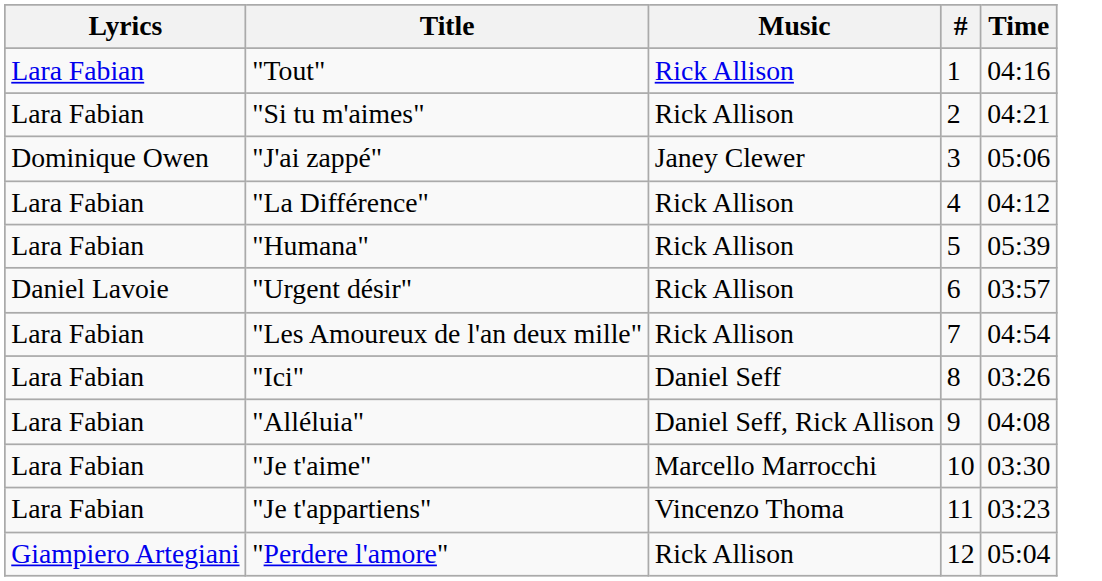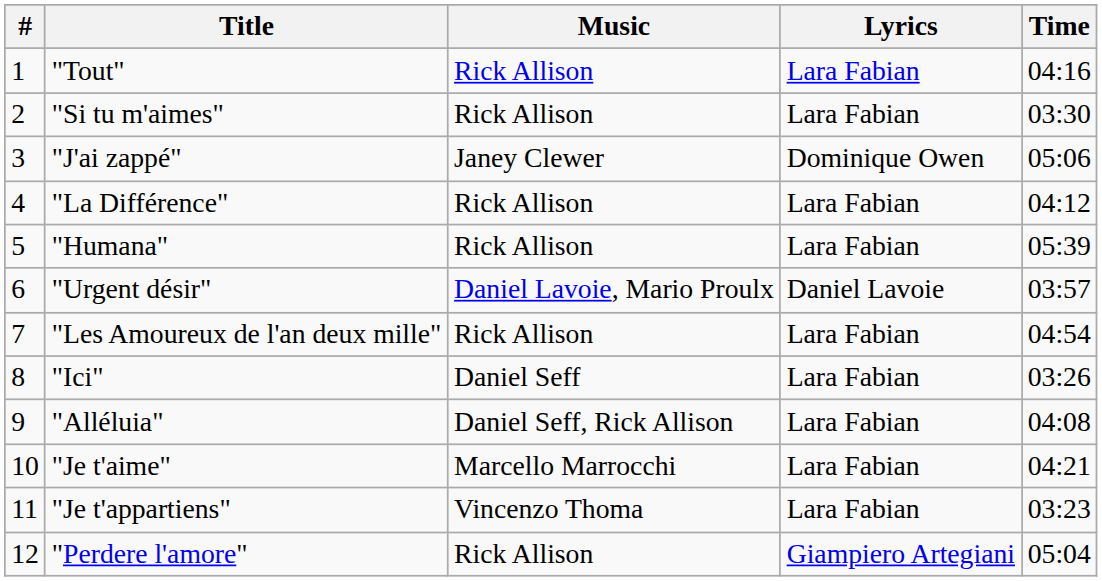columns swapped: (961, 26) <-> (125, 26)
(1019, 114) 04:21 -> (1059, 114) 03:30
(724, 289) Rick Allison -> (614, 289) Daniel Lavoie, Mario Proulx
(1019, 465) 03:30 -> (1059, 465) 04:21
